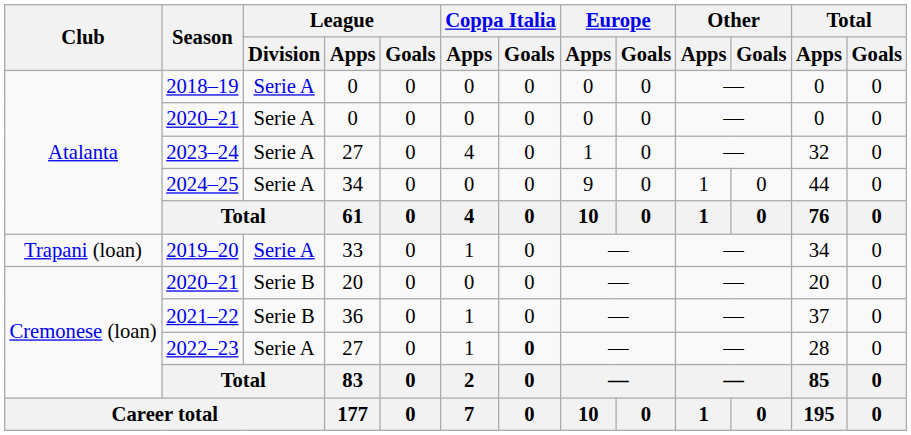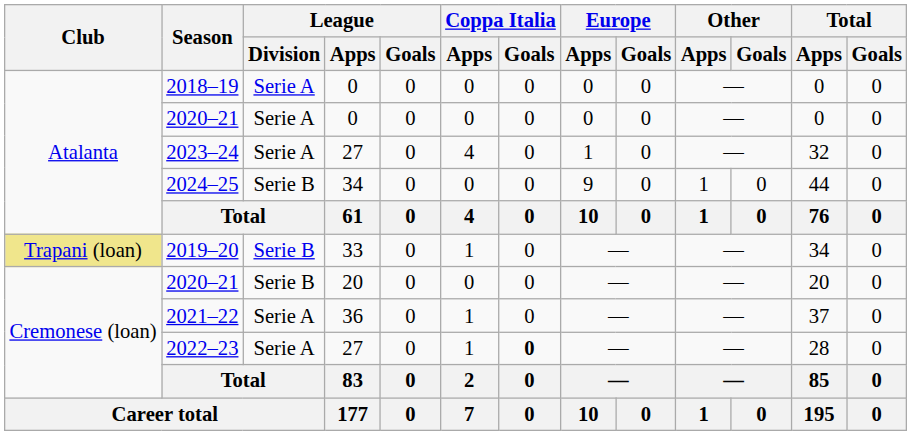(284, 184) Serie A -> (284, 184) Serie B
(83, 250) no background -> (83, 250) khaki background
(284, 250) Serie A -> (284, 250) Serie B
(284, 315) Serie B -> (284, 315) Serie A
